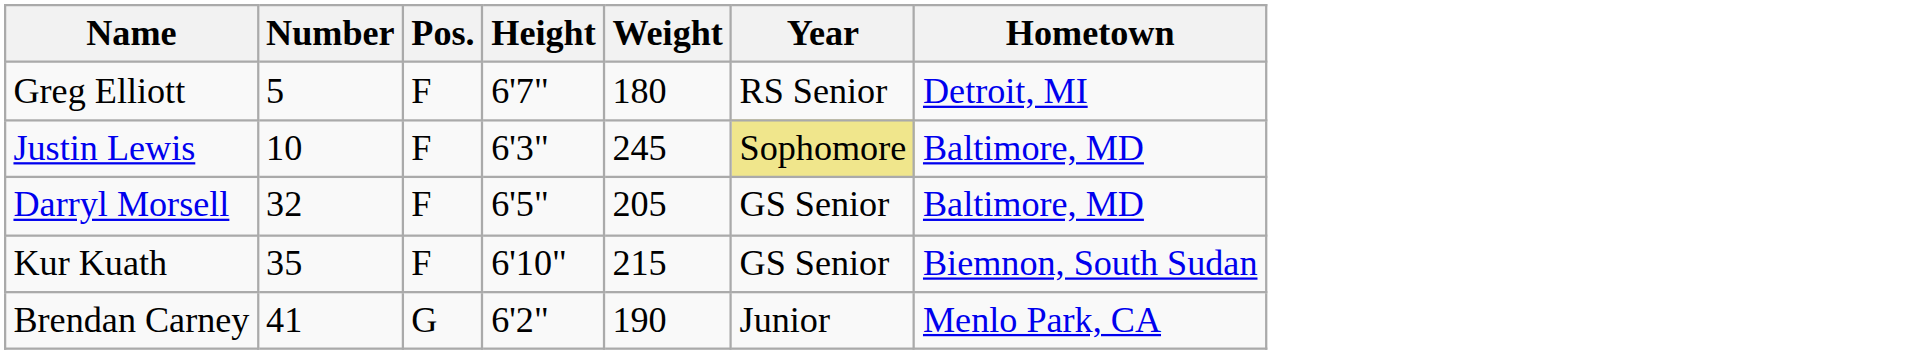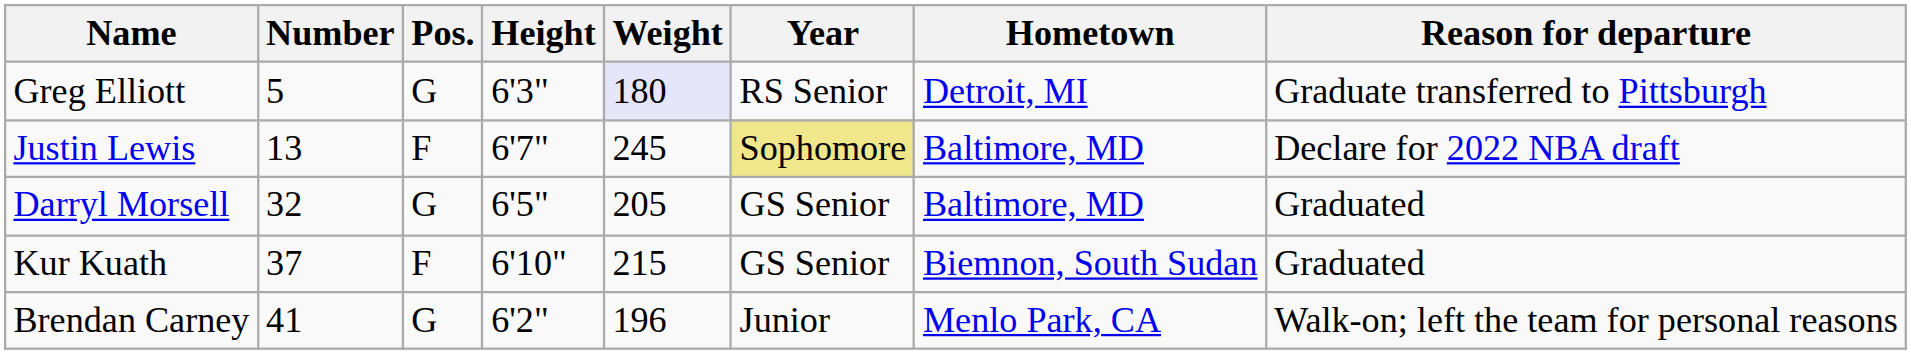+ column: (1586, 33)
(421, 90) F -> (424, 90) G
(520, 90) 6'7" -> (520, 90) 6'3"
(640, 90) no background -> (640, 90) lavender background
(284, 147) 10 -> (284, 147) 13
(520, 147) 6'3" -> (520, 147) 6'7"
(421, 205) F -> (424, 205) G
(284, 262) 35 -> (284, 262) 37
(640, 319) 190 -> (640, 319) 196
